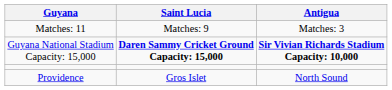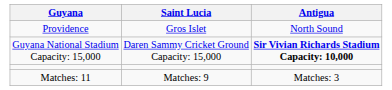rows swapped: (61, 77) <-> (61, 28)
(186, 50) bold -> (186, 50) normal
